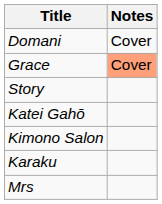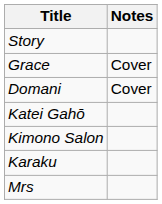rows swapped: (26, 89) <-> (34, 41)
(131, 65) lightsalmon background -> (131, 65) no background
